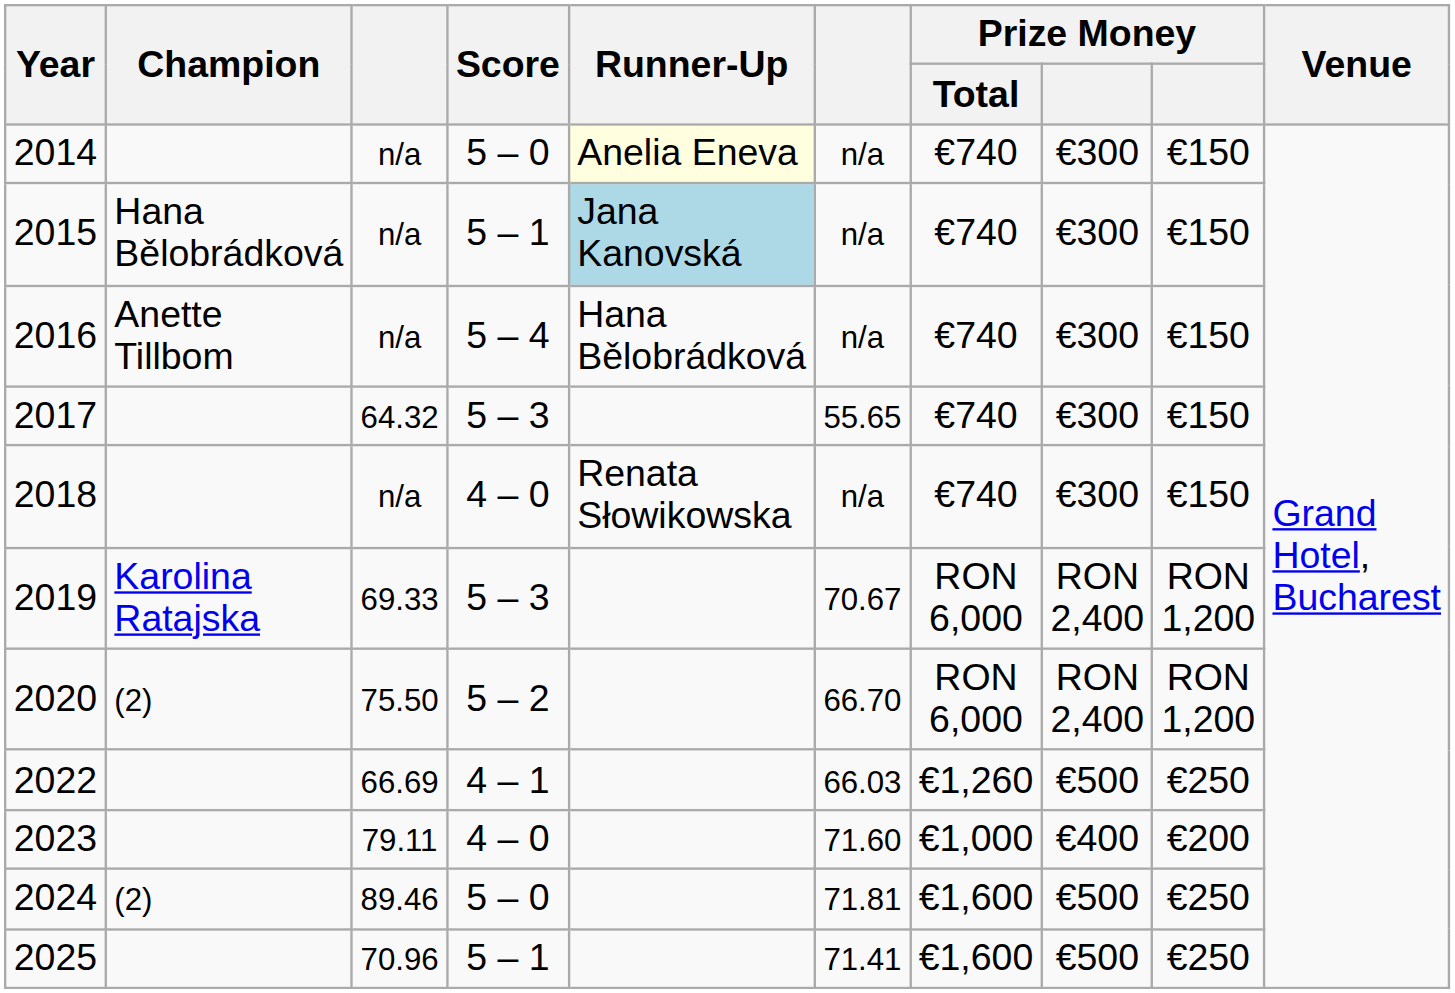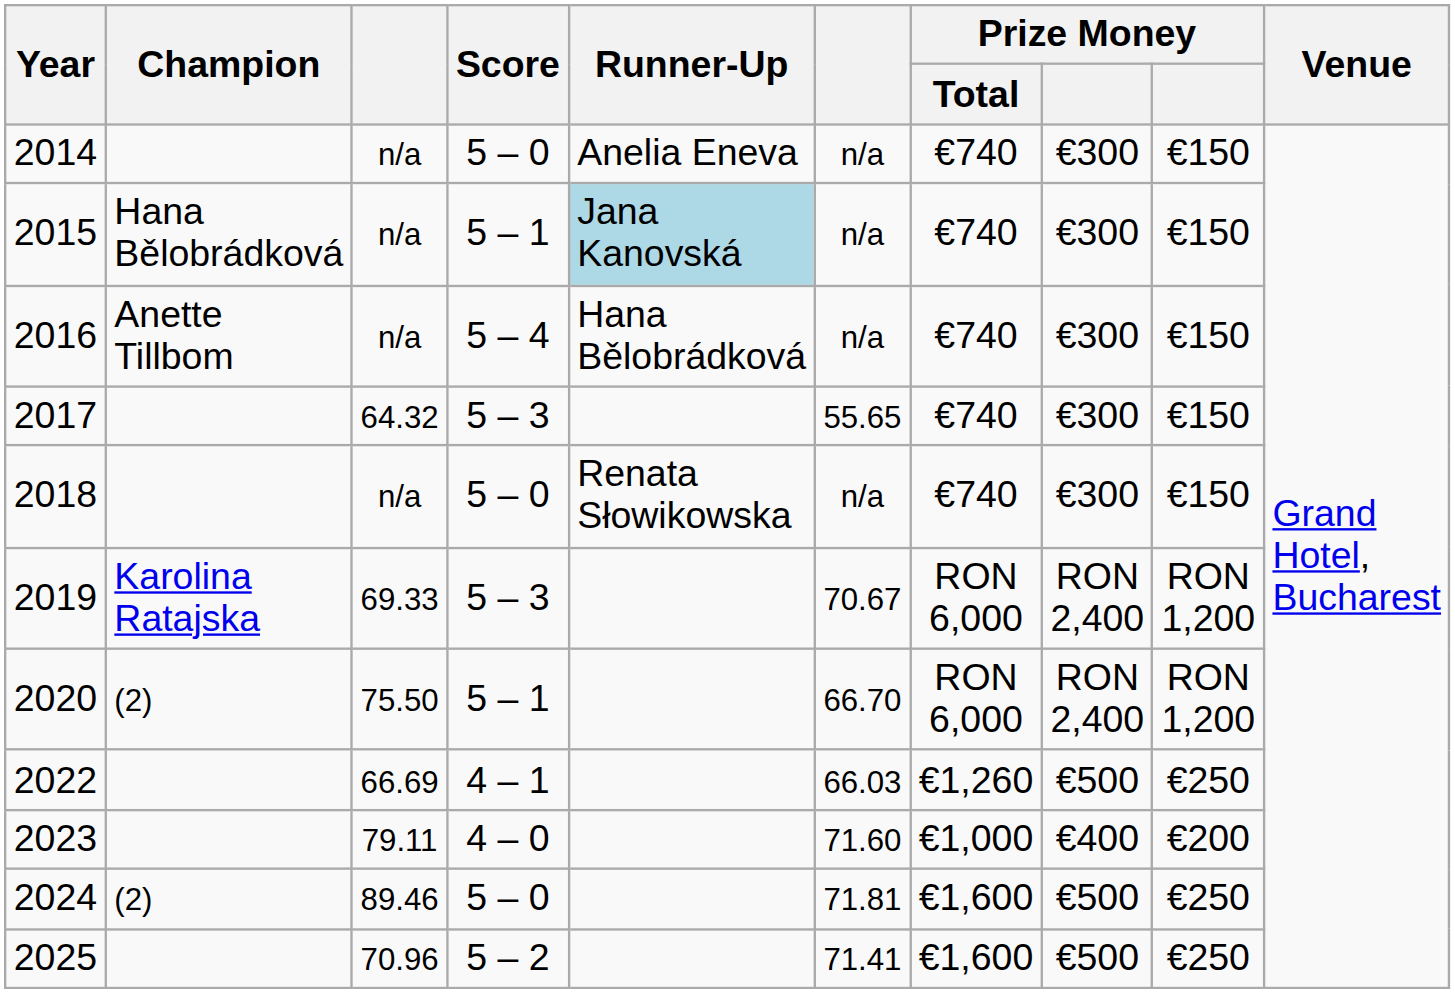(688, 152) lightyellow background -> (688, 152) no background
(508, 495) 4 – 0 -> (508, 495) 5 – 0
(508, 698) 5 – 2 -> (508, 698) 5 – 1
(508, 957) 5 – 1 -> (508, 957) 5 – 2
